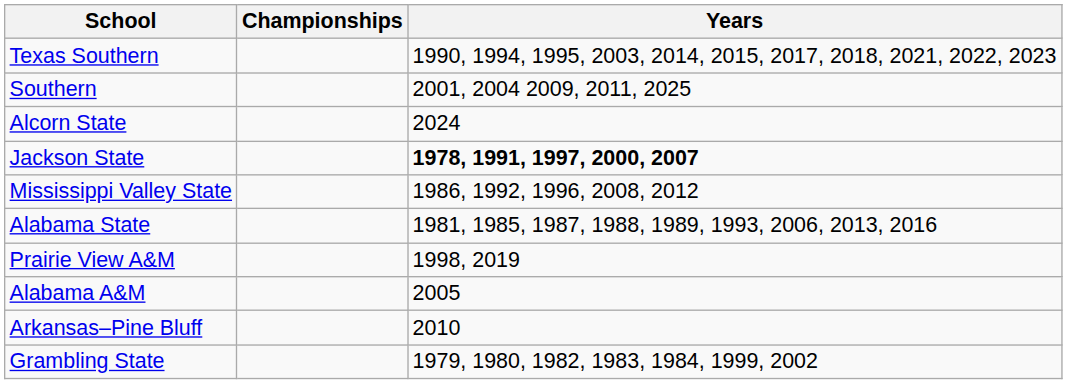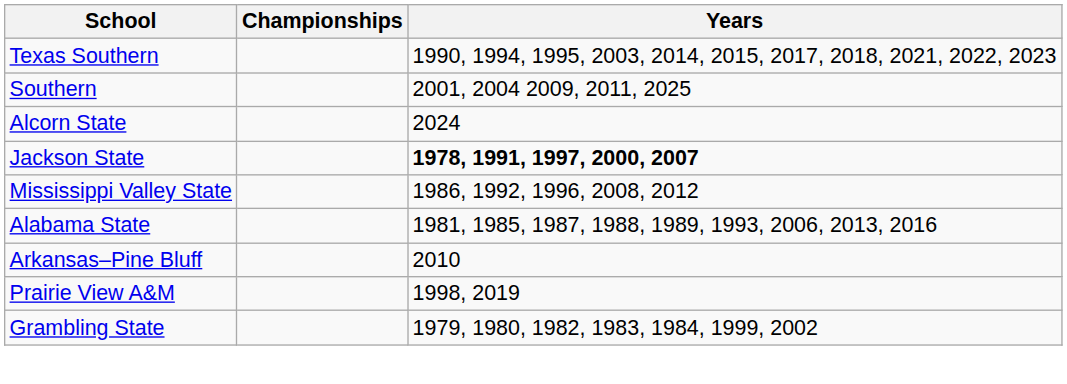rows swapped: (92, 259) <-> (106, 327)
- row: (78, 293)
